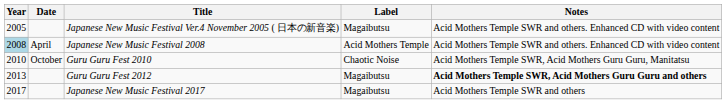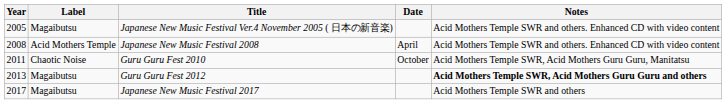columns swapped: (46, 12) <-> (386, 12)
(16, 45) lightblue background -> (16, 45) no background
(16, 60) 2010 -> (16, 60) 2011
